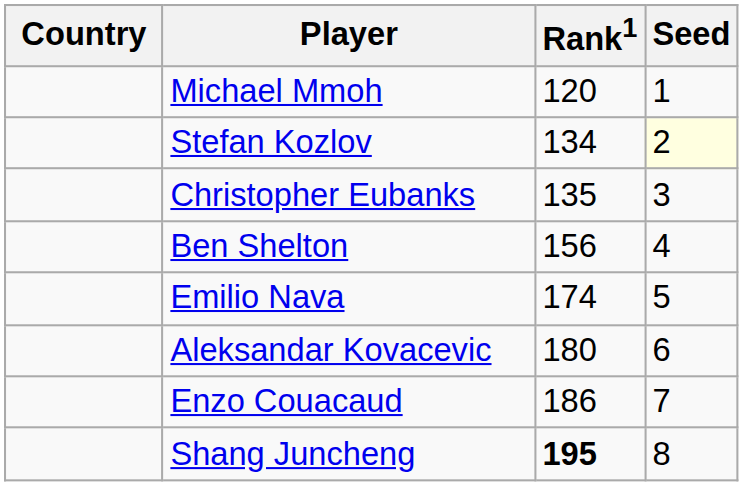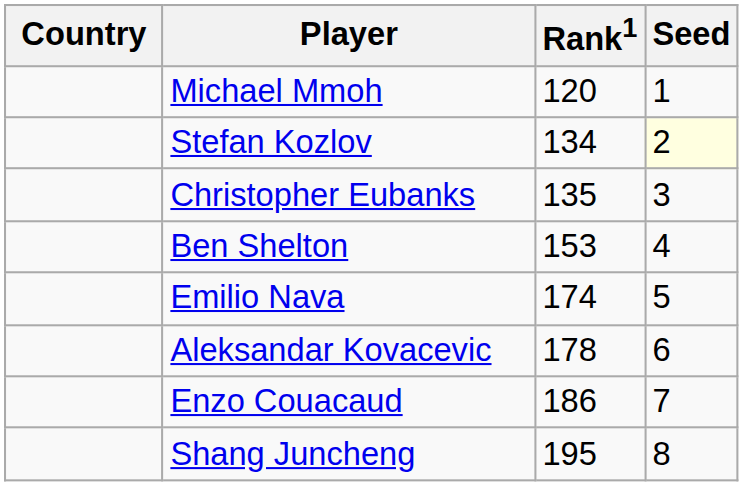(570, 246) 156 -> (570, 246) 153
(570, 349) 180 -> (570, 349) 178
(570, 453) bold -> (570, 453) normal
